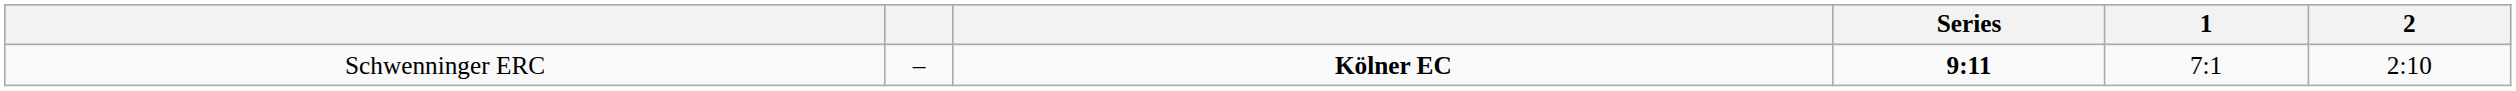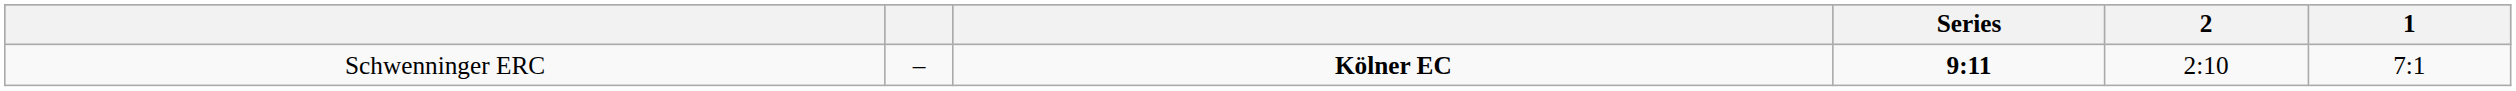columns swapped: (2206, 24) <-> (2409, 24)
